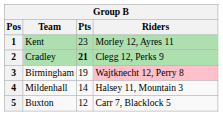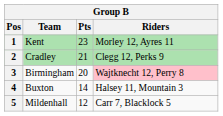(83, 57) bold -> (83, 57) normal
(83, 73) 19 -> (83, 73) 20
(46, 88) Mildenhall -> (39, 88) Buxton
(39, 103) Buxton -> (46, 103) Mildenhall
